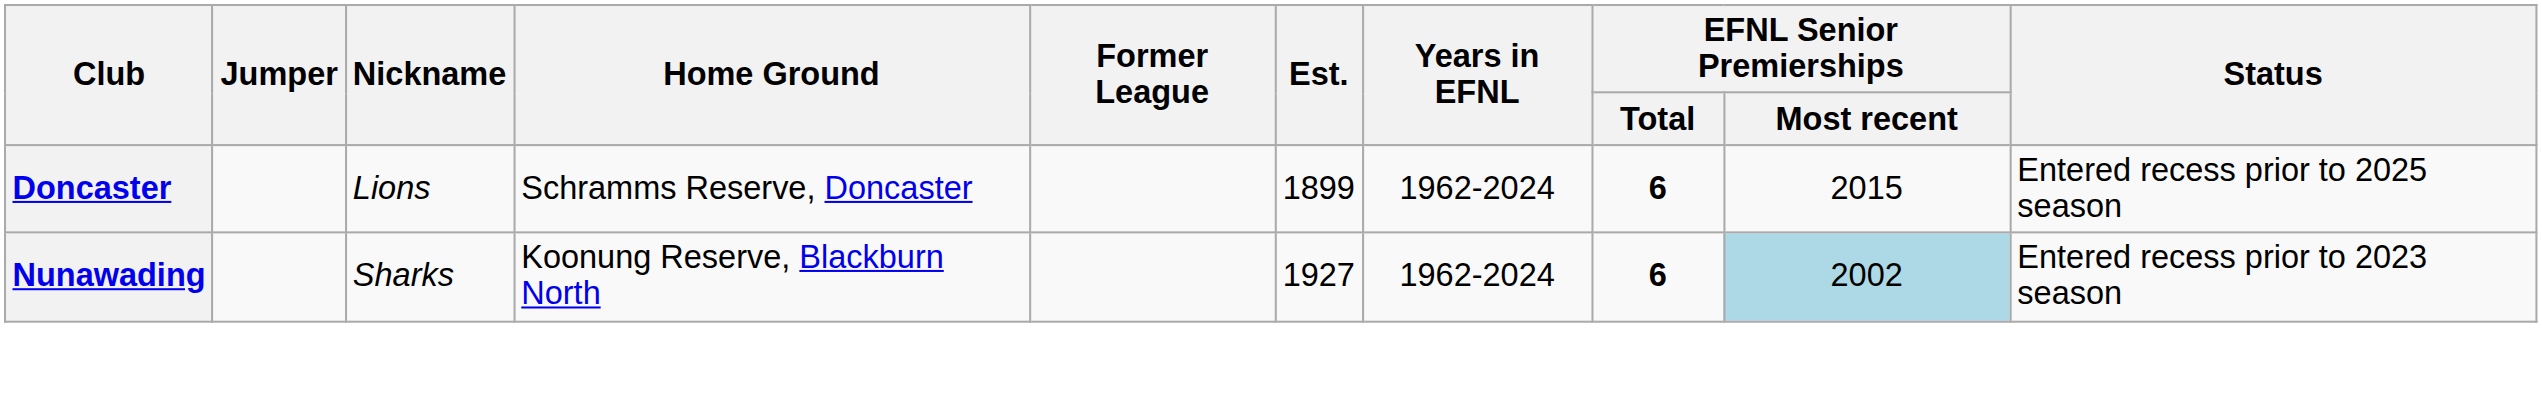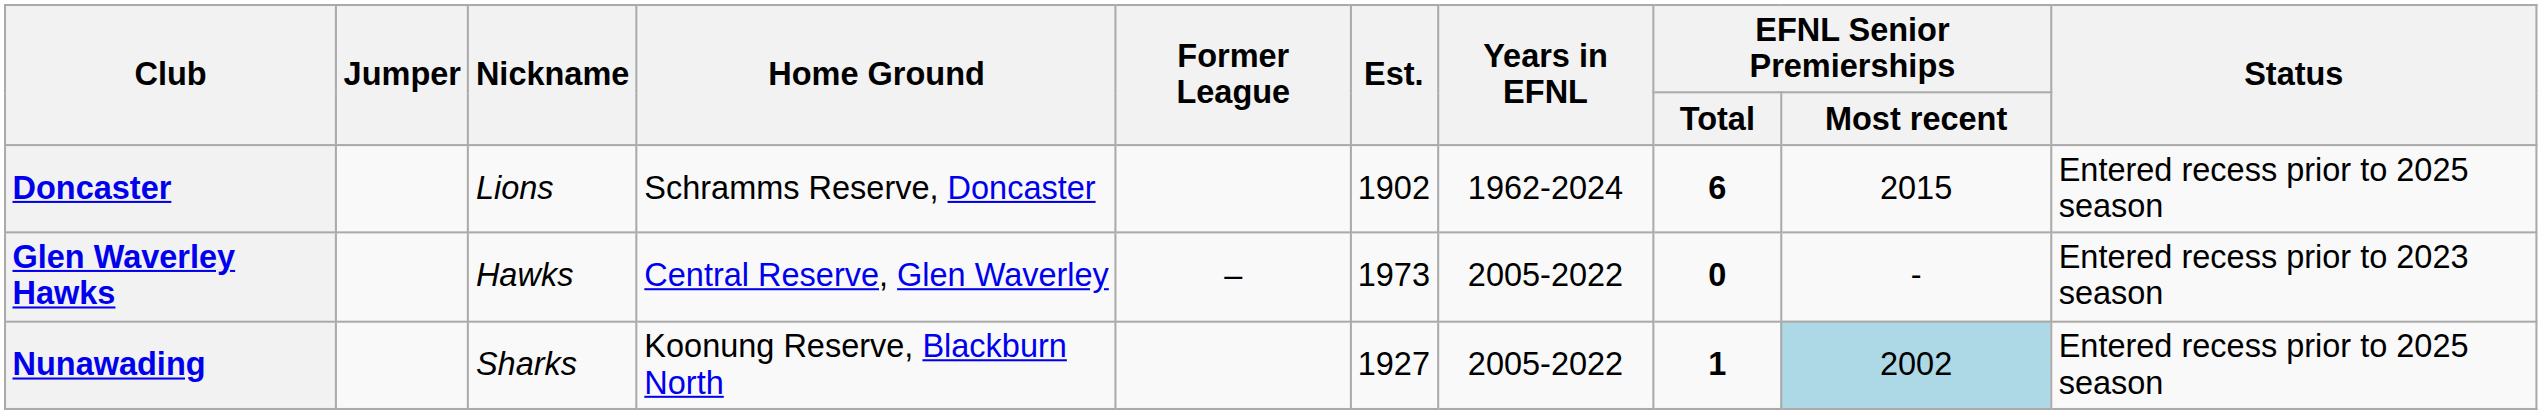(1319, 188) 1899 -> (1394, 188) 1902
+ row: (124, 276)
(1477, 276) 1962-2024 -> (1546, 364) 2005-2022
(1658, 276) 6 -> (1717, 364) 1
(2222, 276) Entered recess prior to 2023 season -> (2264, 364) Entered recess prior to 2025 season
